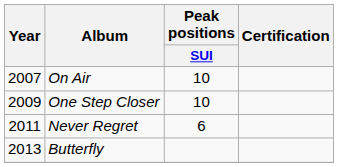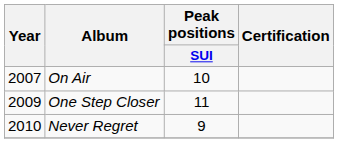(201, 102) 10 -> (201, 102) 11
(25, 126) 2011 -> (25, 126) 2010
(201, 126) 6 -> (201, 126) 9
- row: (76, 150)
